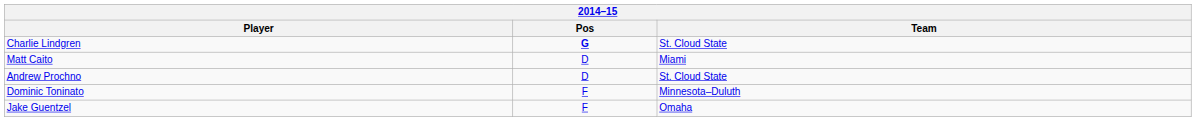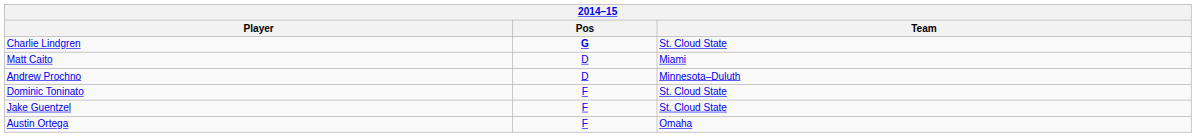(693, 76) St. Cloud State -> (700, 76) Minnesota–Duluth
(700, 92) Minnesota–Duluth -> (693, 92) St. Cloud State
(676, 108) Omaha -> (693, 108) St. Cloud State
+ row: (37, 124)
